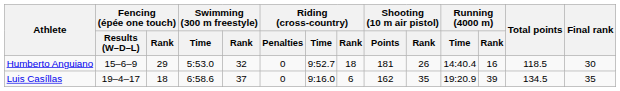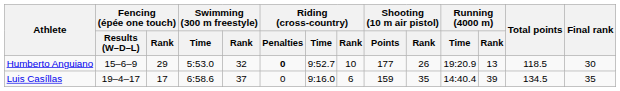(283, 64) normal -> (283, 64) bold
(351, 64) 18 -> (351, 64) 10
(385, 64) 181 -> (385, 64) 177
(460, 64) 14:40.4 -> (460, 64) 19:20.9
(492, 64) 16 -> (492, 64) 13
(162, 79) 18 -> (162, 79) 17
(385, 79) 162 -> (385, 79) 159
(460, 79) 19:20.9 -> (460, 79) 14:40.4
